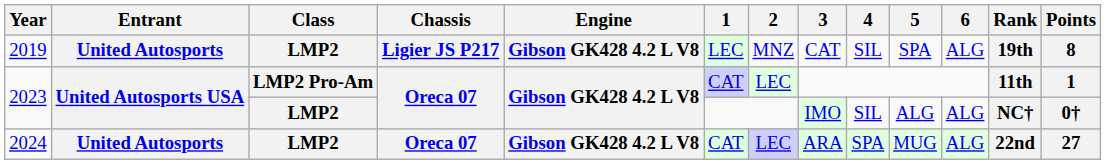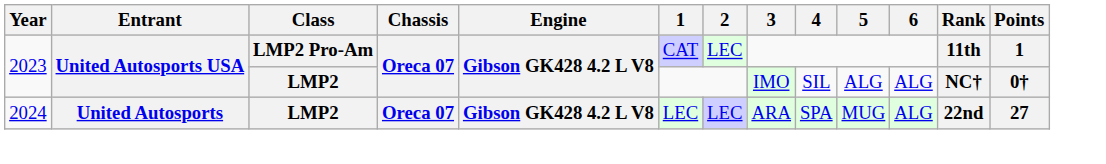- row: (28, 50)
(726, 143) CAT -> (680, 112) LEC
